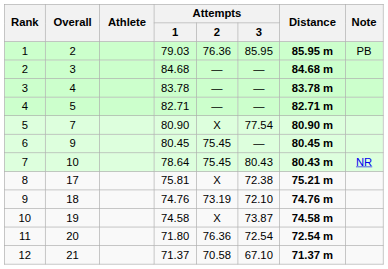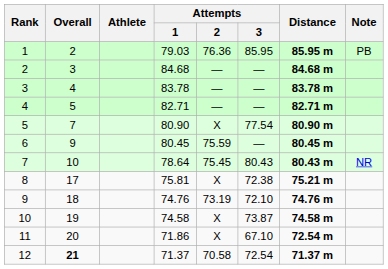(217, 143) 75.45 -> (217, 143) 75.59
(175, 236) 71.80 -> (175, 236) 71.86
(217, 236) 76.36 -> (217, 236) X
(259, 236) 72.54 -> (259, 236) 67.10
(73, 254) normal -> (73, 254) bold
(259, 254) 67.10 -> (259, 254) 72.54
